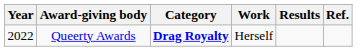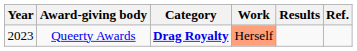(21, 35) 2022 -> (21, 35) 2023
(254, 35) no background -> (254, 35) lightsalmon background
